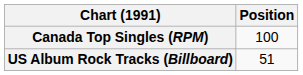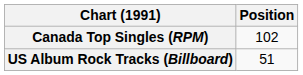(267, 37) 100 -> (267, 37) 102
